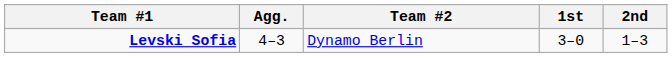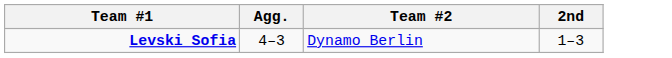- column: (571, 17)
